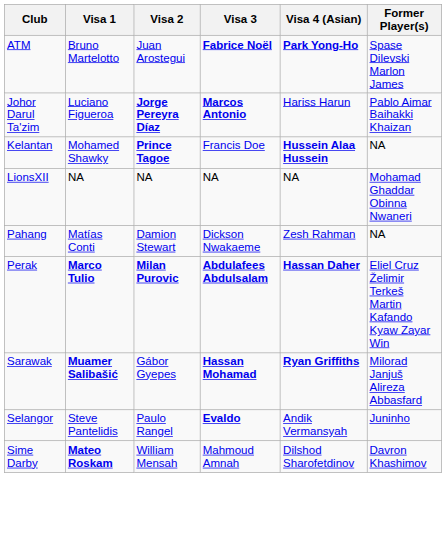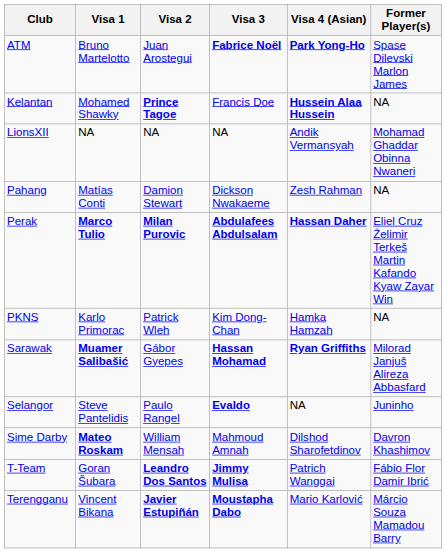- row: (23, 114)
(291, 177) NA -> (322, 139) Andik Vermansyah
+ row: (23, 317)
(315, 425) Andik Vermansyah -> (298, 406) NA
+ row: (26, 468)
+ row: (37, 499)
